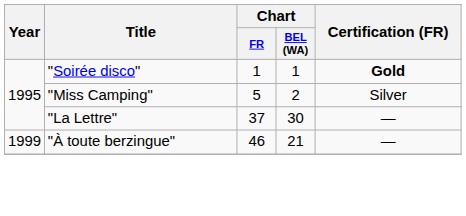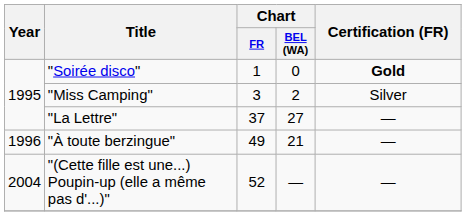(296, 71) 1 -> (296, 71) 0
(257, 94) 5 -> (257, 94) 3
(296, 118) 30 -> (296, 118) 27
(24, 142) 1999 -> (24, 142) 1996
(257, 142) 46 -> (257, 142) 49
+ row: (127, 182)
